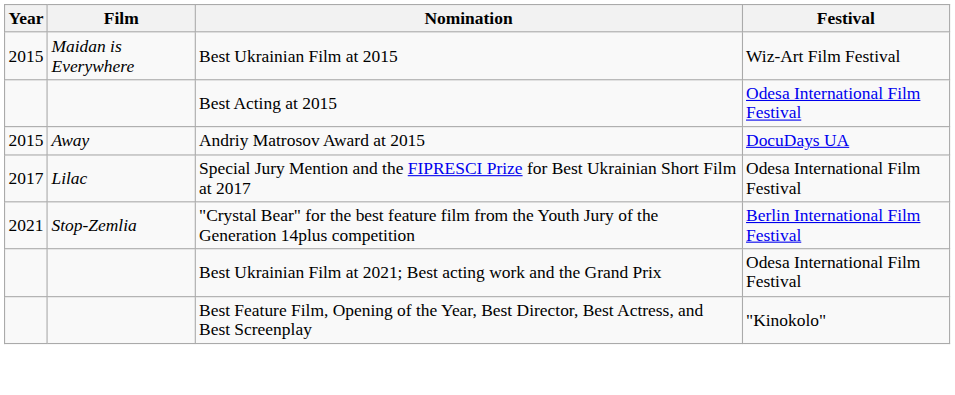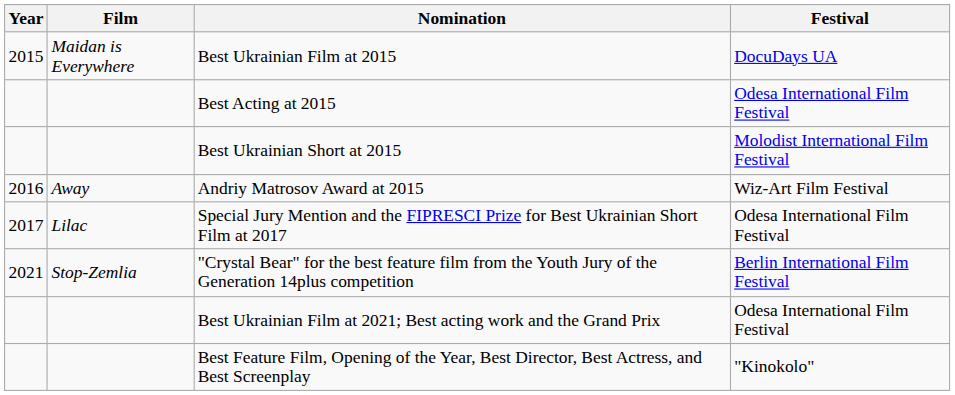(823, 55) Wiz-Art Film Festival -> (786, 55) DocuDays UA
+ row: (299, 150)
(26, 140) 2015 -> (26, 187) 2016
(798, 140) DocuDays UA -> (811, 187) Wiz-Art Film Festival
